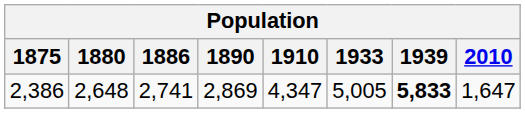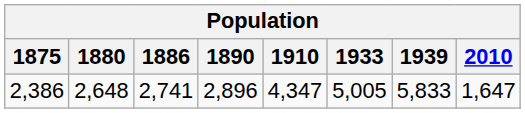(230, 90) 2,869 -> (230, 90) 2,896
(424, 90) bold -> (424, 90) normal
